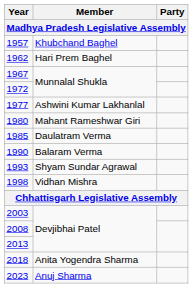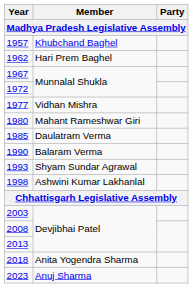(90, 105) Ashwini Kumar Lakhanlal -> (66, 105) Vidhan Mishra
(66, 182) Vidhan Mishra -> (90, 182) Ashwini Kumar Lakhanlal
